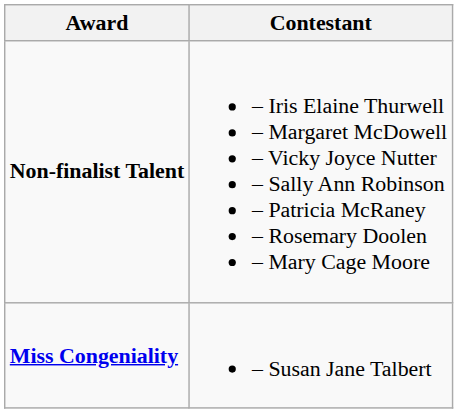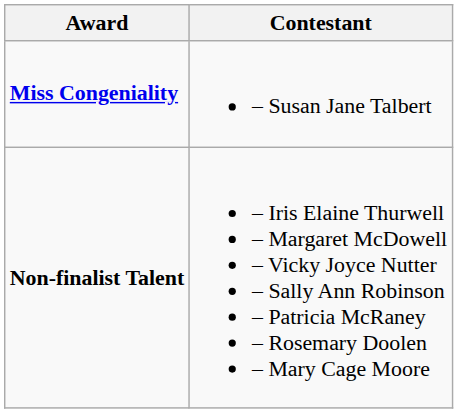rows swapped: (94, 354) <-> (97, 171)
